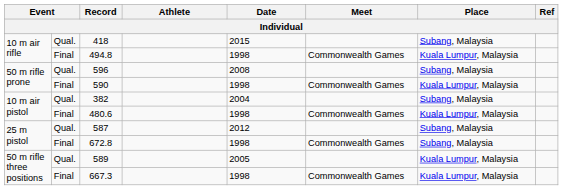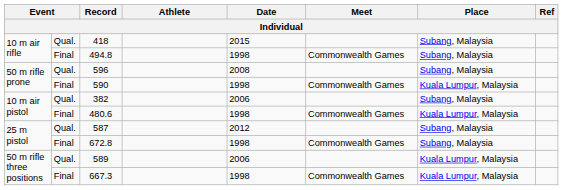(469, 56) Kuala Lumpur, Malaysia -> (456, 56) Subang, Malaysia
(239, 99) 2004 -> (239, 99) 2006
(239, 159) 2005 -> (239, 159) 2006
